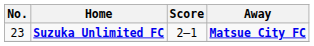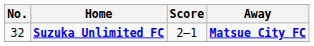(17, 32) 23 -> (17, 32) 32
